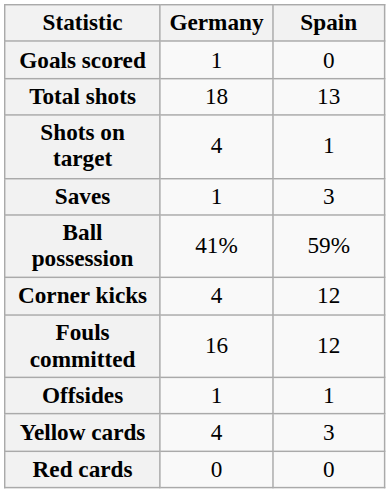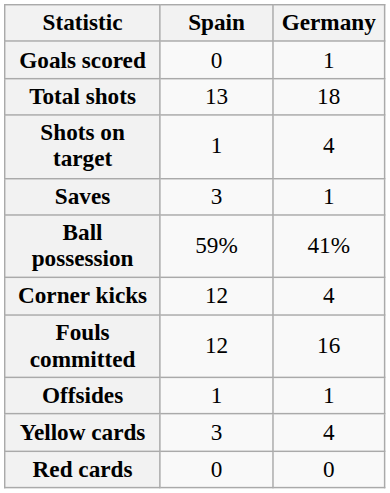columns swapped: (217, 22) <-> (329, 22)
